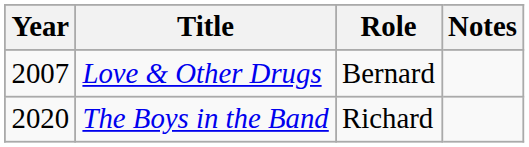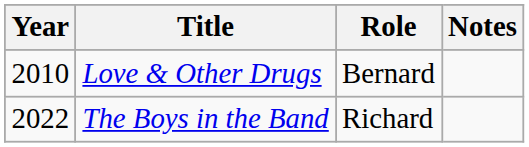(40, 73) 2007 -> (40, 73) 2010
(40, 118) 2020 -> (40, 118) 2022
